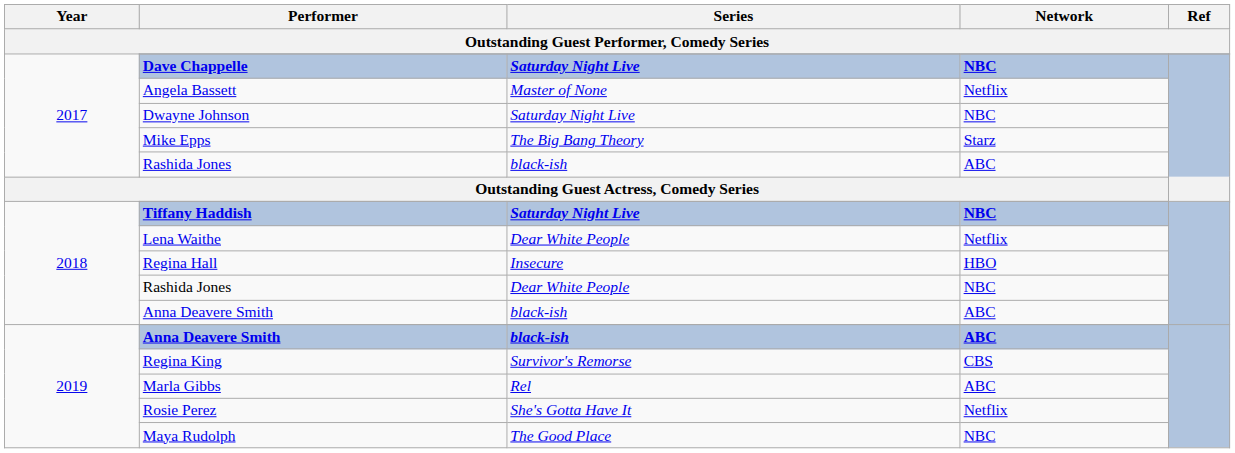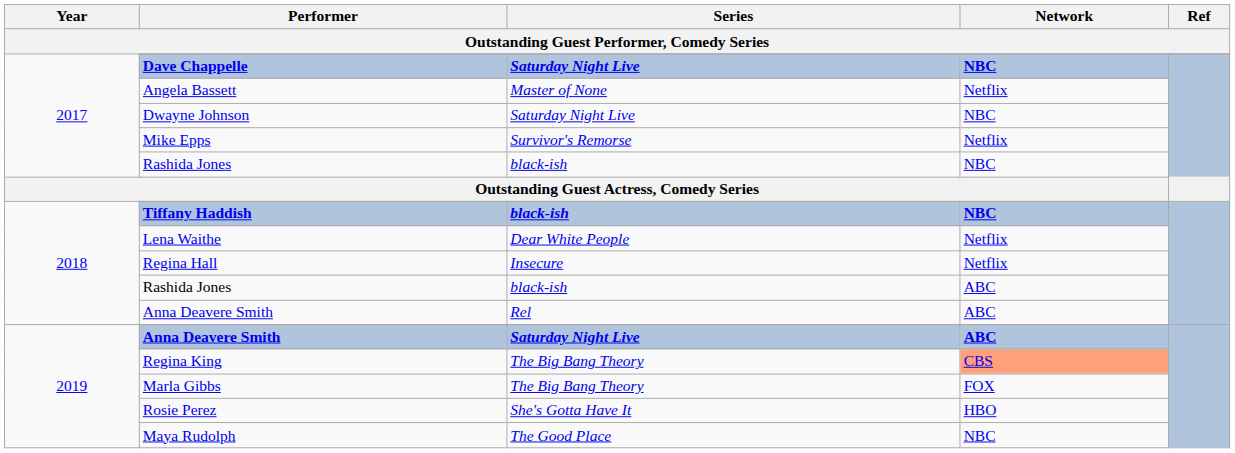(577, 139) The Big Bang Theory -> (571, 139) Survivor's Remorse
(980, 139) Starz -> (986, 139) Netflix
(980, 164) ABC -> (980, 164) NBC
(575, 213) Saturday Night Live -> (540, 213) black-ish
(980, 262) HBO -> (986, 262) Netflix
(570, 287) Dear White People -> (539, 287) black-ish
(980, 287) NBC -> (980, 287) ABC
(539, 312) black-ish -> (521, 312) Rel
(540, 336) black-ish -> (575, 336) Saturday Night Live
(571, 361) Survivor's Remorse -> (577, 361) The Big Bang Theory
(978, 361) no background -> (978, 361) lightsalmon background
(521, 386) Rel -> (577, 386) The Big Bang Theory
(980, 386) ABC -> (979, 386) FOX
(986, 410) Netflix -> (980, 410) HBO
